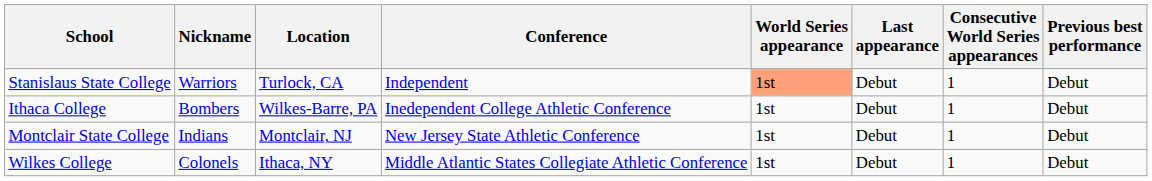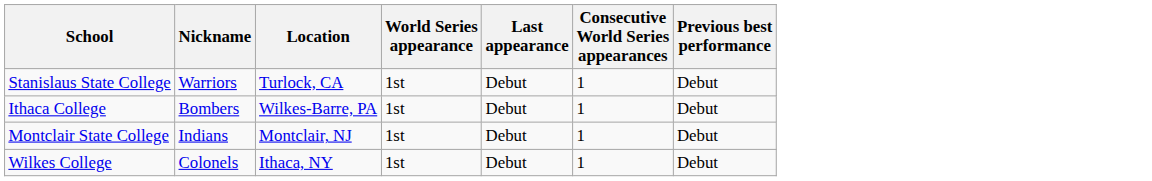- column: (566, 36)
(765, 82) lightsalmon background -> (395, 82) no background
